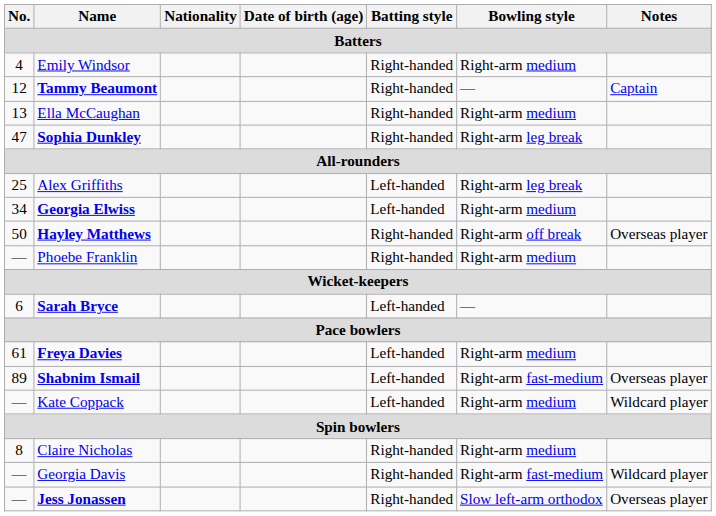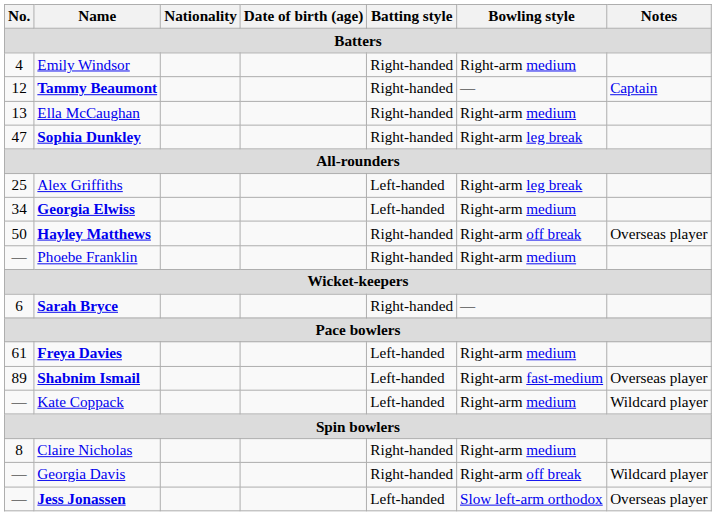(407, 305) Left-handed -> (412, 305) Right-handed
(532, 474) Right-arm fast-medium -> (521, 474) Right-arm off break
(412, 498) Right-handed -> (407, 498) Left-handed
